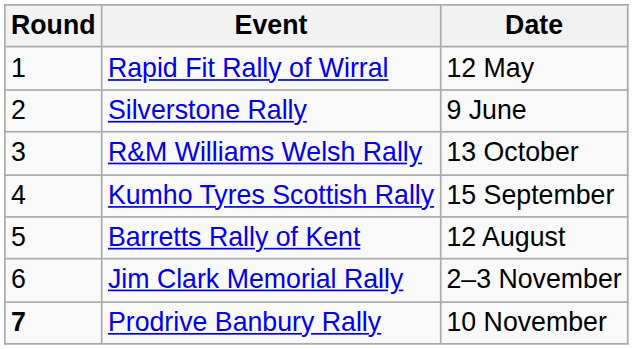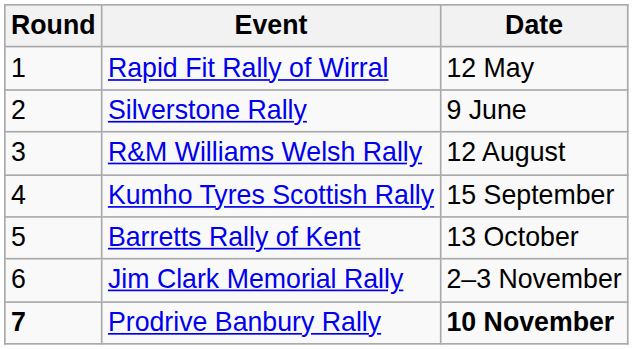(513, 152) 13 October -> (506, 152) 12 August
(506, 237) 12 August -> (513, 237) 13 October
(527, 322) normal -> (530, 322) bold
